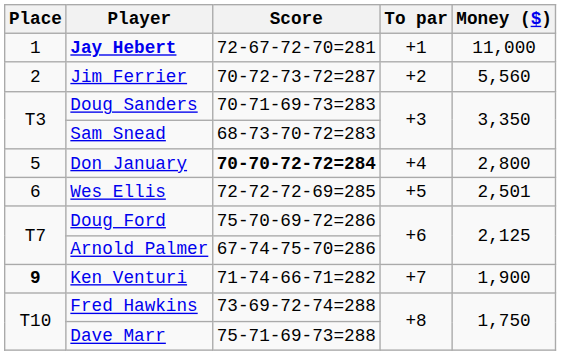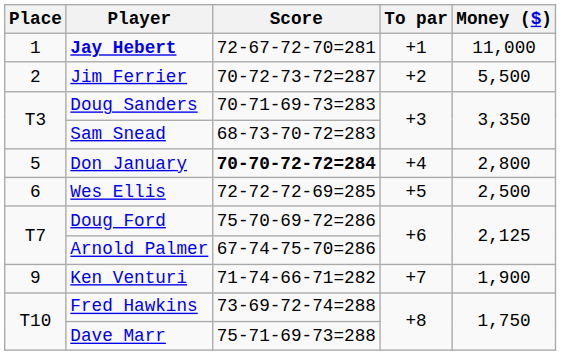(504, 77) 5,560 -> (504, 77) 5,500
(504, 192) 2,501 -> (504, 192) 2,500
(35, 278) bold -> (35, 278) normal
